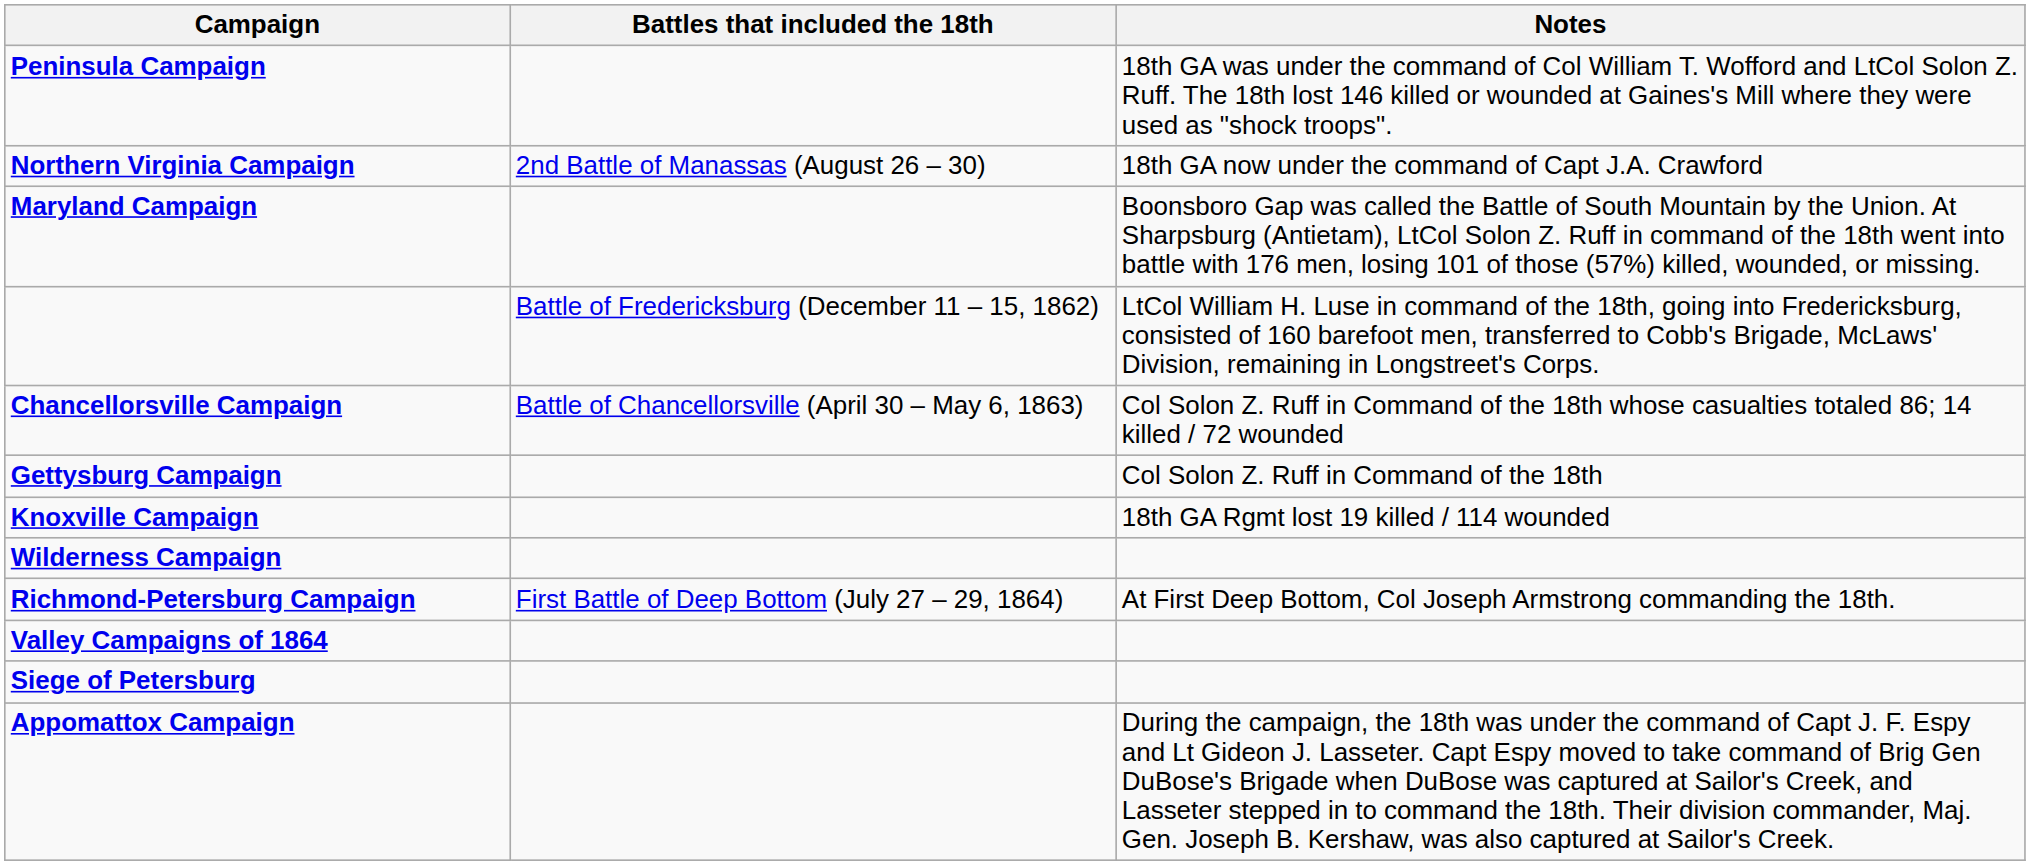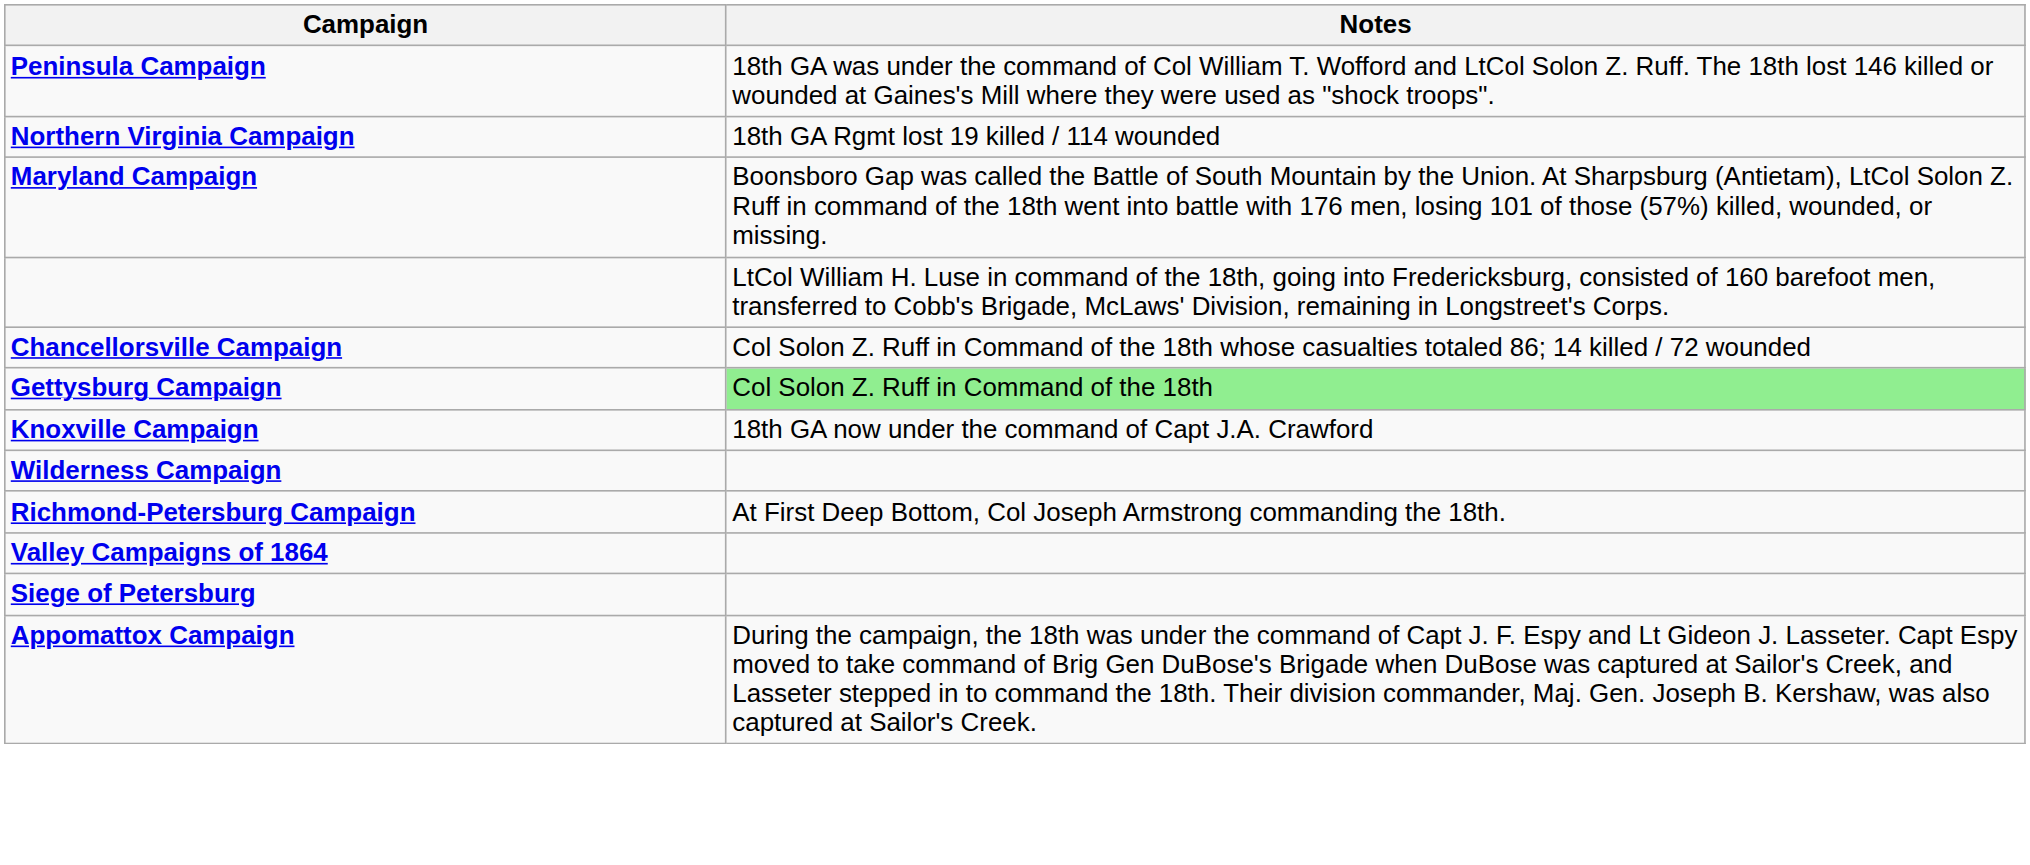- column: (813, 25)
(1442, 165) 18th GA now under the command of Capt J.A. Crawford -> (976, 136) 18th GA Rgmt lost 19 killed / 114 wounded
(1362, 475) no background -> (973, 388) lightgreen background
(1366, 516) 18th GA Rgmt lost 19 killed / 114 wounded -> (1053, 429) 18th GA now under the command of Capt J.A. Crawford
